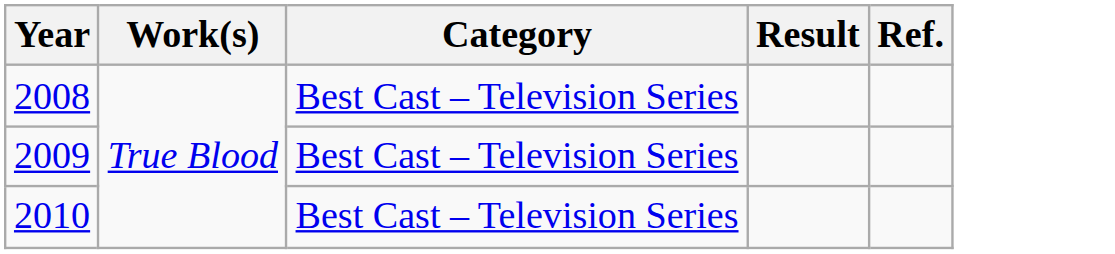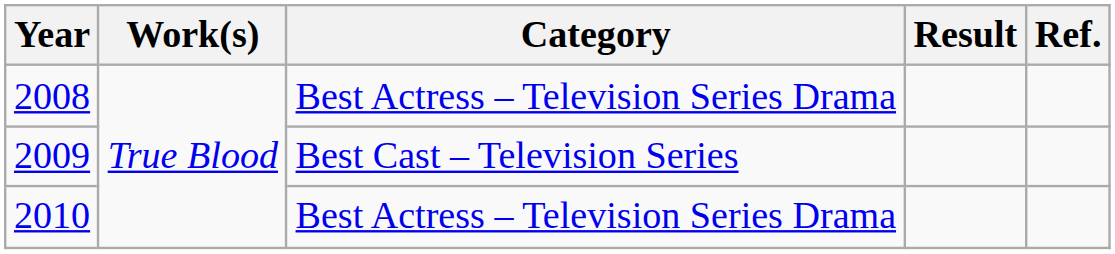(517, 95) Best Cast – Television Series -> (596, 95) Best Actress – Television Series Drama
(517, 215) Best Cast – Television Series -> (596, 215) Best Actress – Television Series Drama
